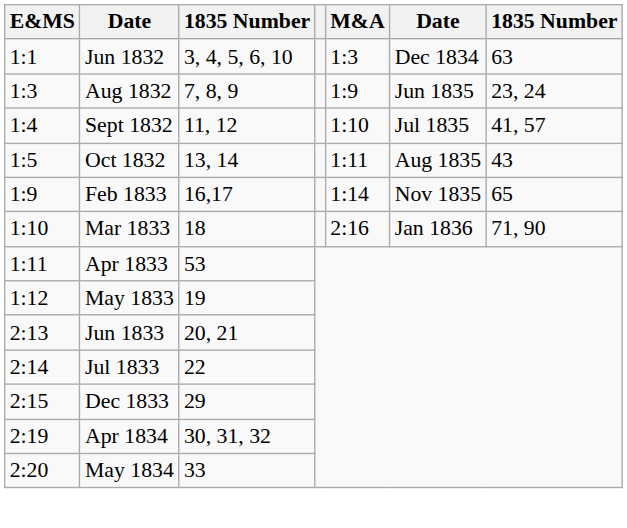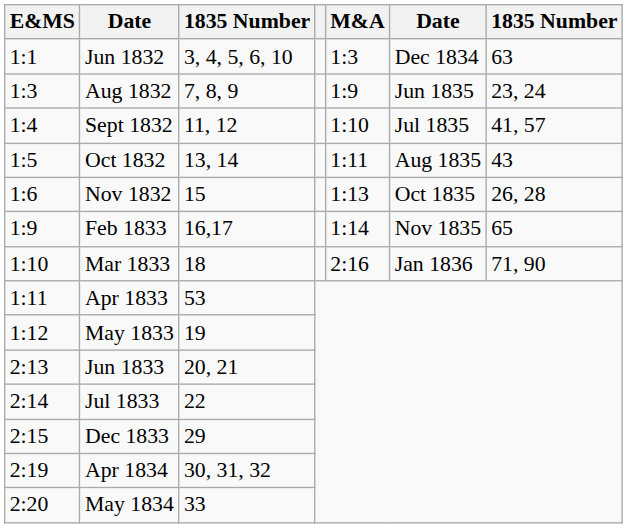+ row: (128, 194)
